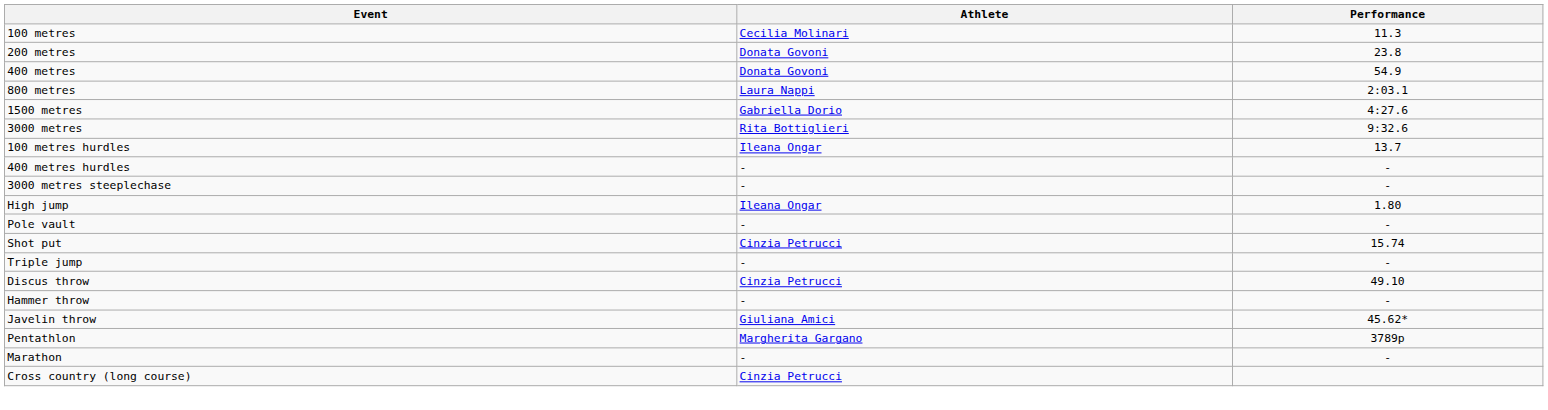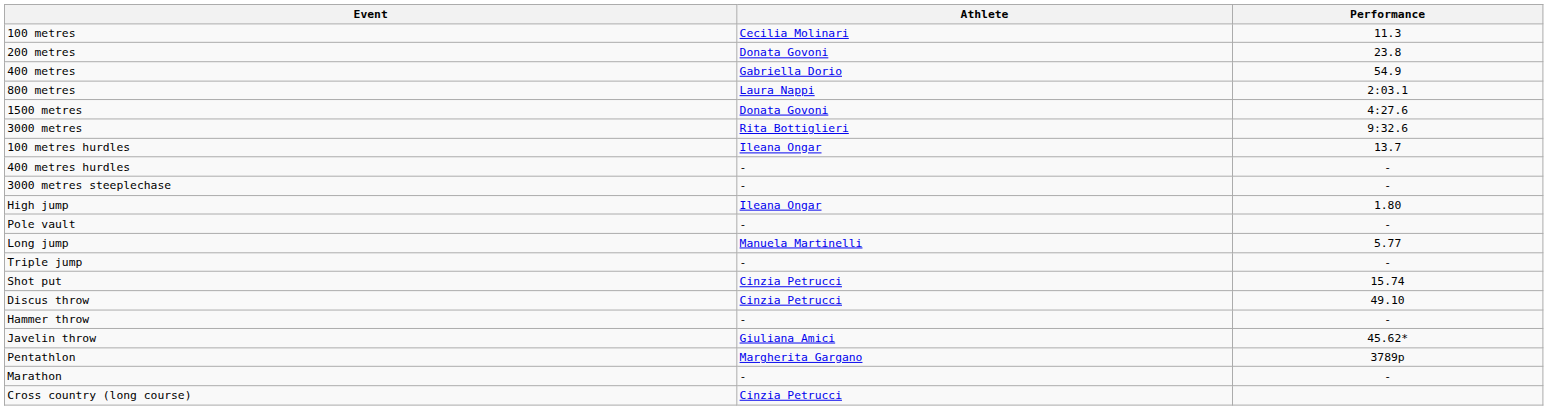(784, 71) Donata Govoni -> (791, 71) Gabriella Dorio
(791, 109) Gabriella Dorio -> (784, 109) Donata Govoni
+ row: (38, 243)
rows swapped: (45, 262) <-> (35, 243)
